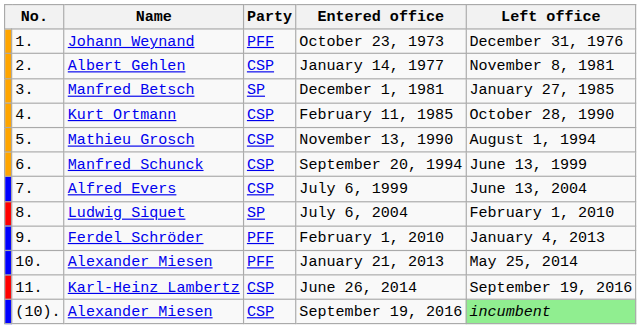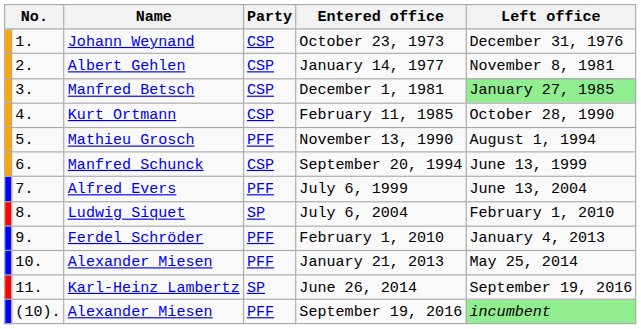(260, 41) PFF -> (260, 41) CSP
(256, 91) SP -> (260, 91) CSP
(542, 91) no background -> (542, 91) lightgreen background
(260, 140) CSP -> (260, 140) PFF
(260, 189) CSP -> (260, 189) PFF
(260, 287) CSP -> (256, 287) SP
(260, 312) CSP -> (260, 312) PFF
